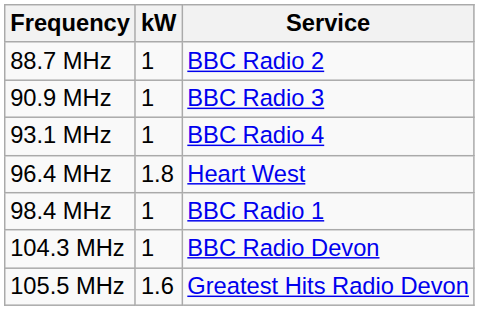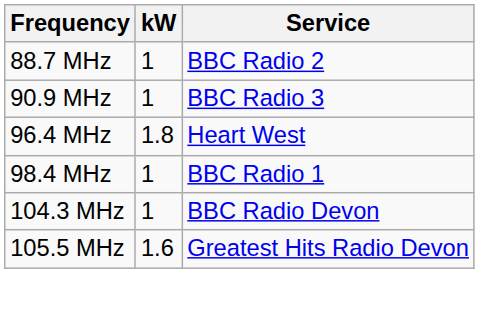- row: (61, 135)
